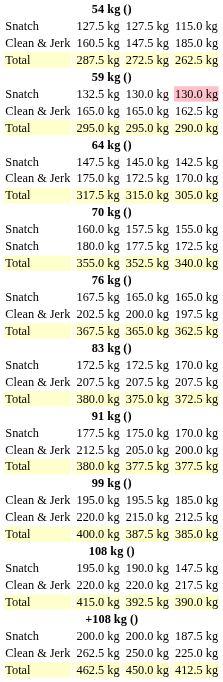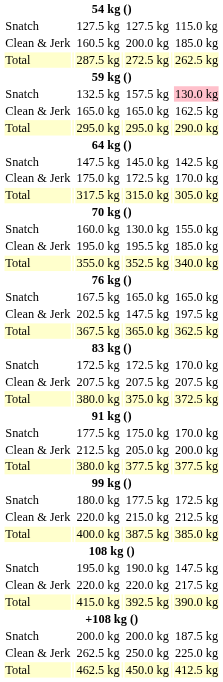(147, 43) 147.5 kg -> (147, 43) 200.0 kg
(147, 94) 130.0 kg -> (147, 94) 157.5 kg
(147, 229) 157.5 kg -> (147, 229) 130.0 kg
rows swapped: (38, 500) <-> (22, 246)
(147, 314) 200.0 kg -> (147, 314) 147.5 kg
